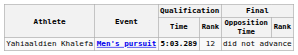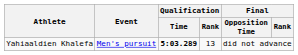(126, 44) bold -> (126, 44) normal
(210, 44) 12 -> (210, 44) 13
